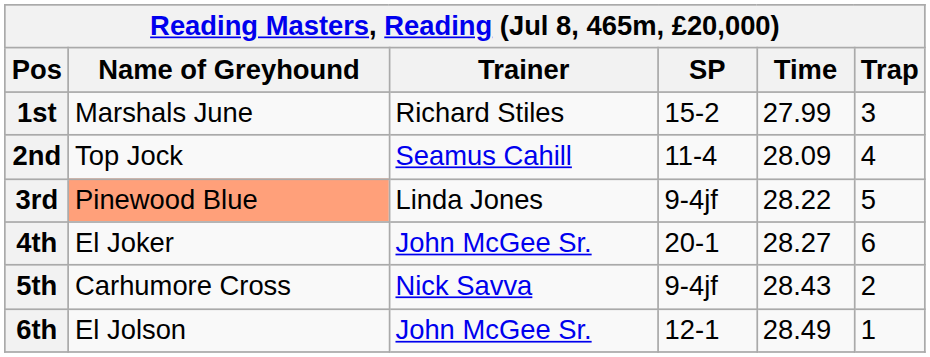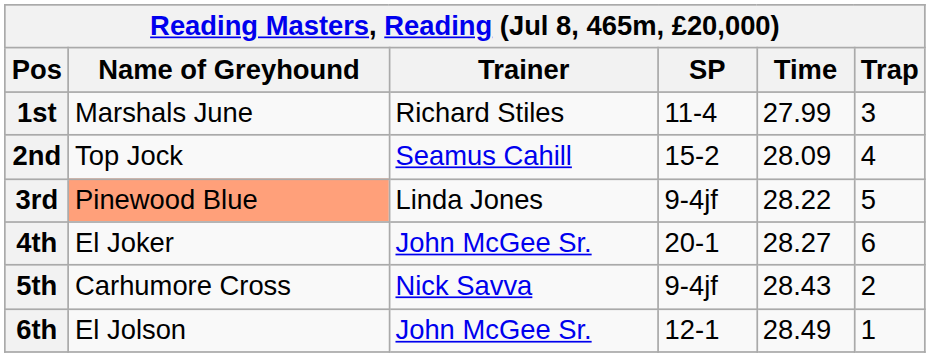(692, 112) 15-2 -> (691, 112) 11-4
(691, 156) 11-4 -> (692, 156) 15-2
